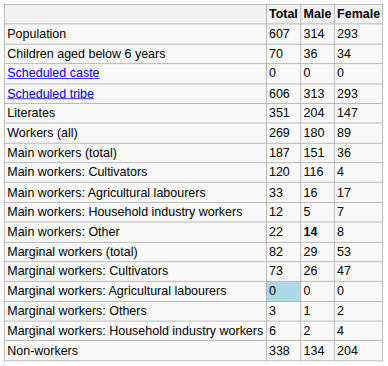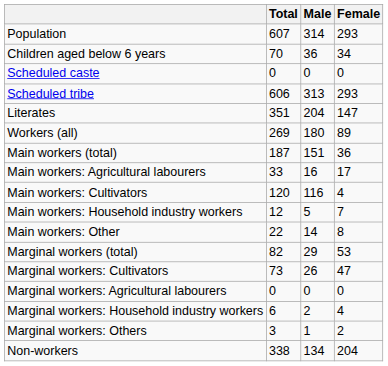rows swapped: (77, 172) <-> (106, 192)
(311, 232) bold -> (311, 232) normal
(272, 291) lightblue background -> (272, 291) no background
rows swapped: (135, 331) <-> (77, 311)
